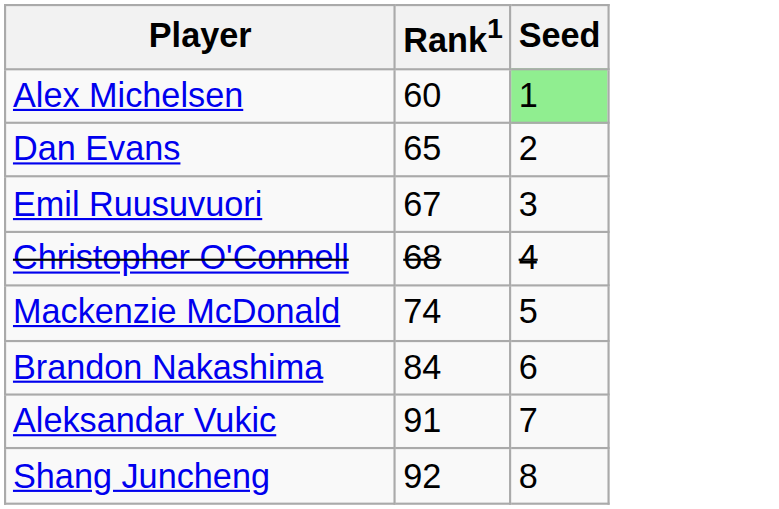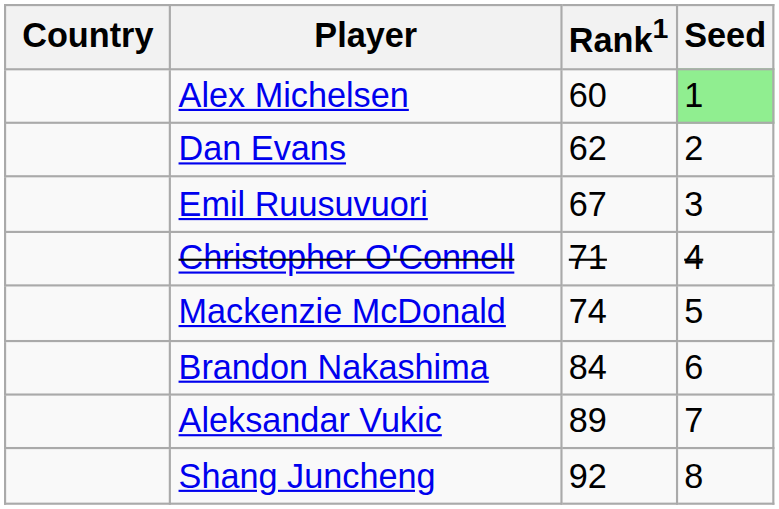+ column: (88, 36)
(422, 149) 65 -> (588, 149) 62
(422, 258) 68 -> (588, 258) 71
(422, 421) 91 -> (588, 421) 89
